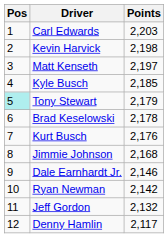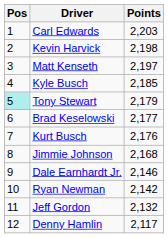(144, 119) 2,178 -> (144, 119) 2,177
